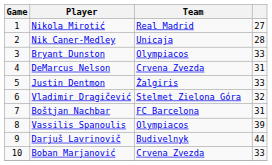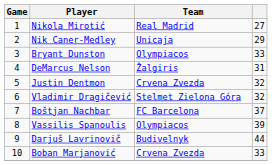(259, 40) 28 -> (259, 40) 29
(170, 68) Crvena Zvezda -> (157, 68) Žalgiris
(157, 82) Žalgiris -> (170, 82) Crvena Zvezda
(259, 82) 33 -> (259, 82) 32
(259, 111) 31 -> (259, 111) 37
